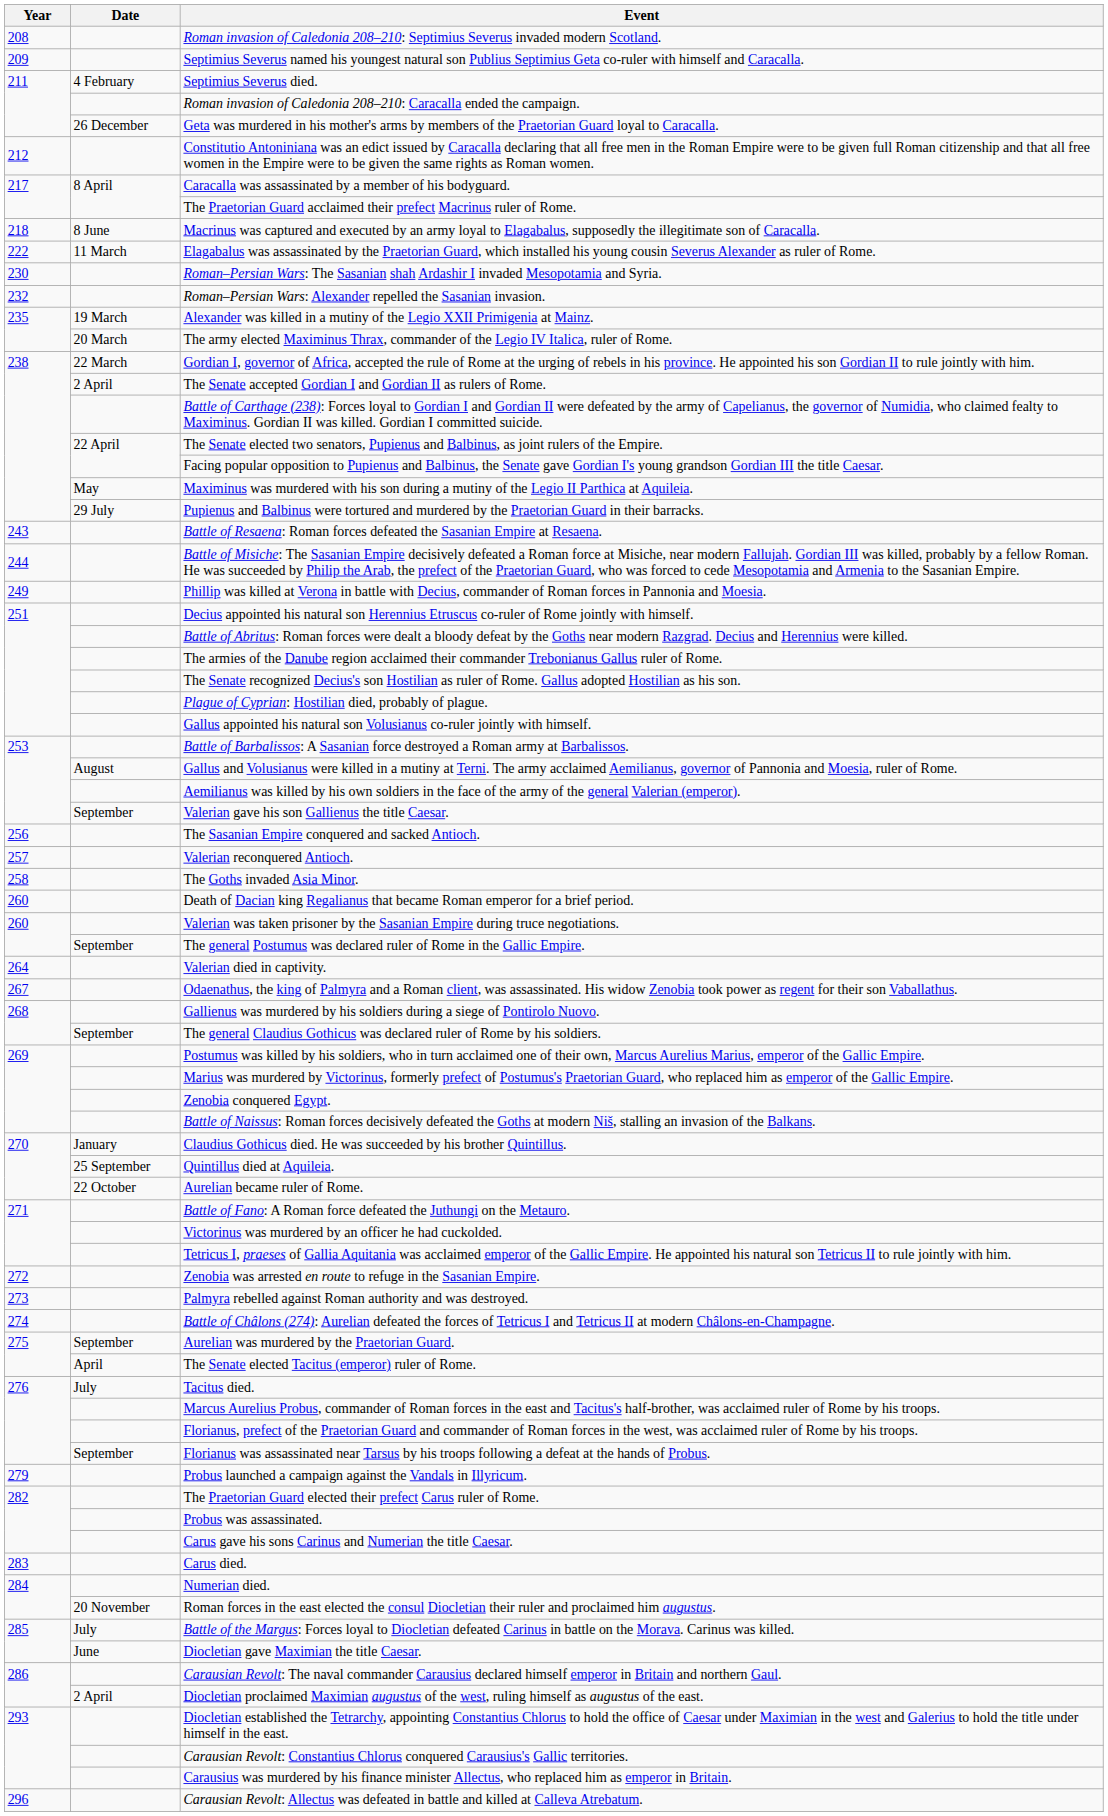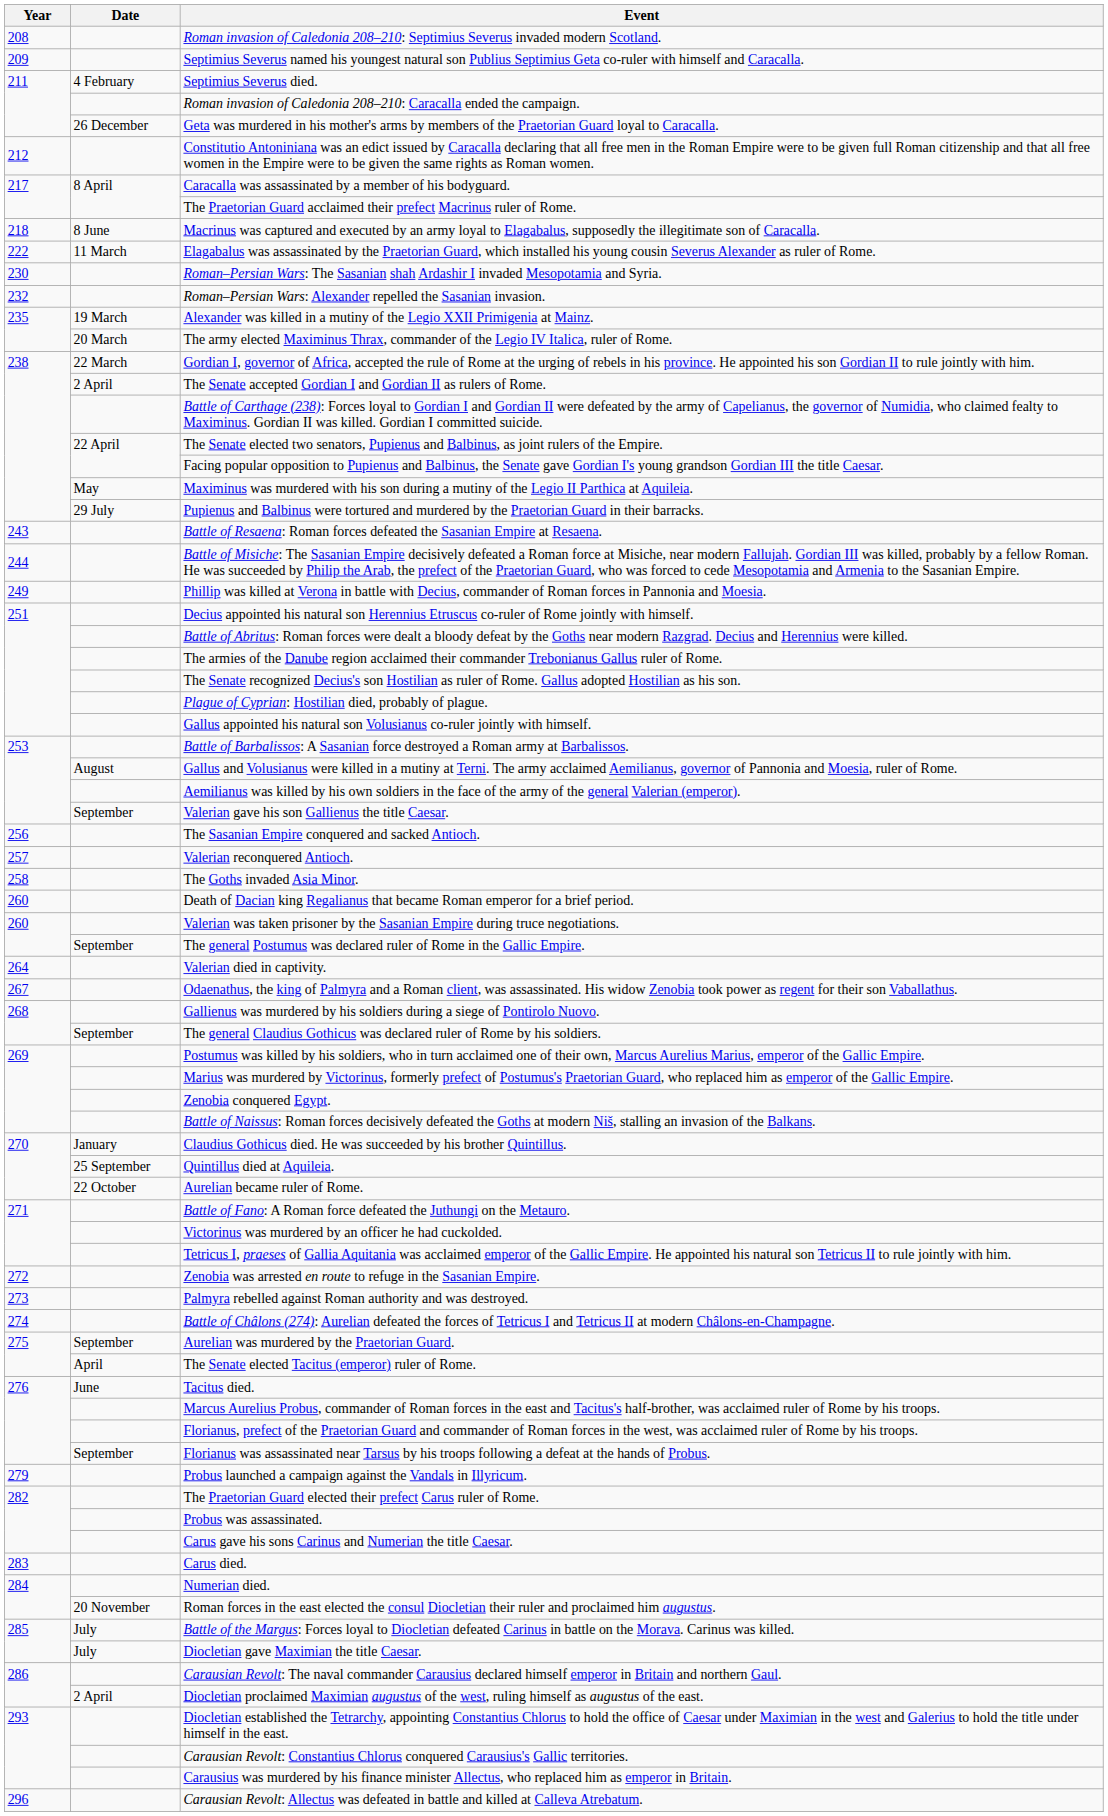(85, 1387) July -> (86, 1387) June
(86, 1652) June -> (85, 1652) July
